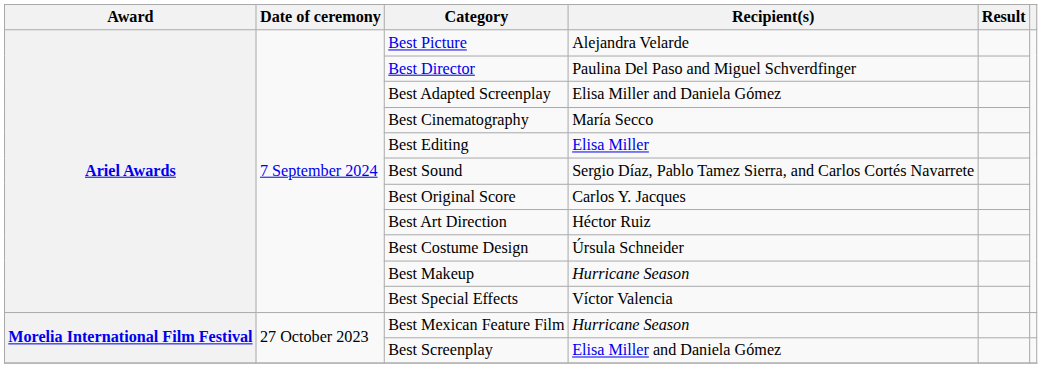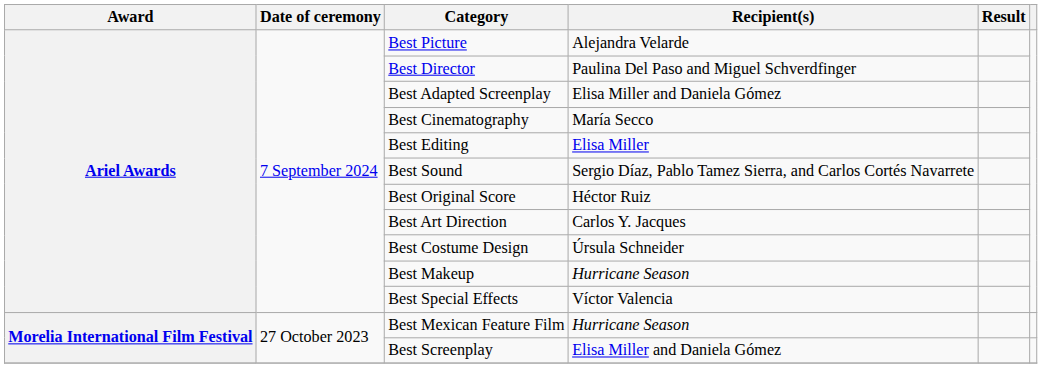(629, 196) Carlos Y. Jacques -> (611, 196) Héctor Ruiz
(611, 222) Héctor Ruiz -> (629, 222) Carlos Y. Jacques
